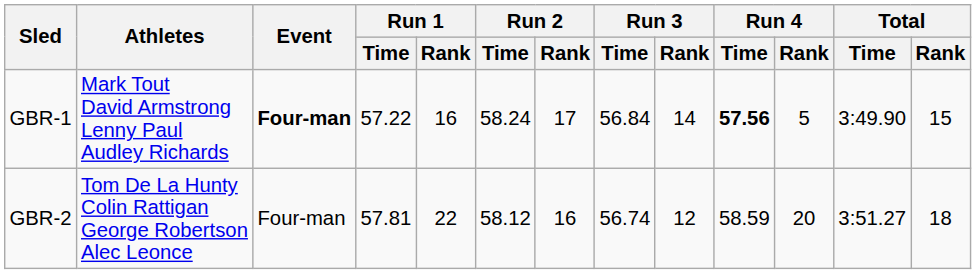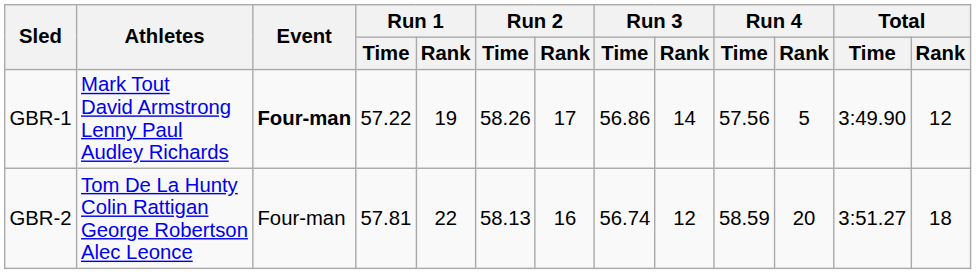(446, 119) 16 -> (446, 119) 19
(505, 119) 58.24 -> (505, 119) 58.26
(625, 119) 56.84 -> (625, 119) 56.86
(744, 119) bold -> (744, 119) normal
(940, 119) 15 -> (940, 119) 12
(505, 219) 58.12 -> (505, 219) 58.13
